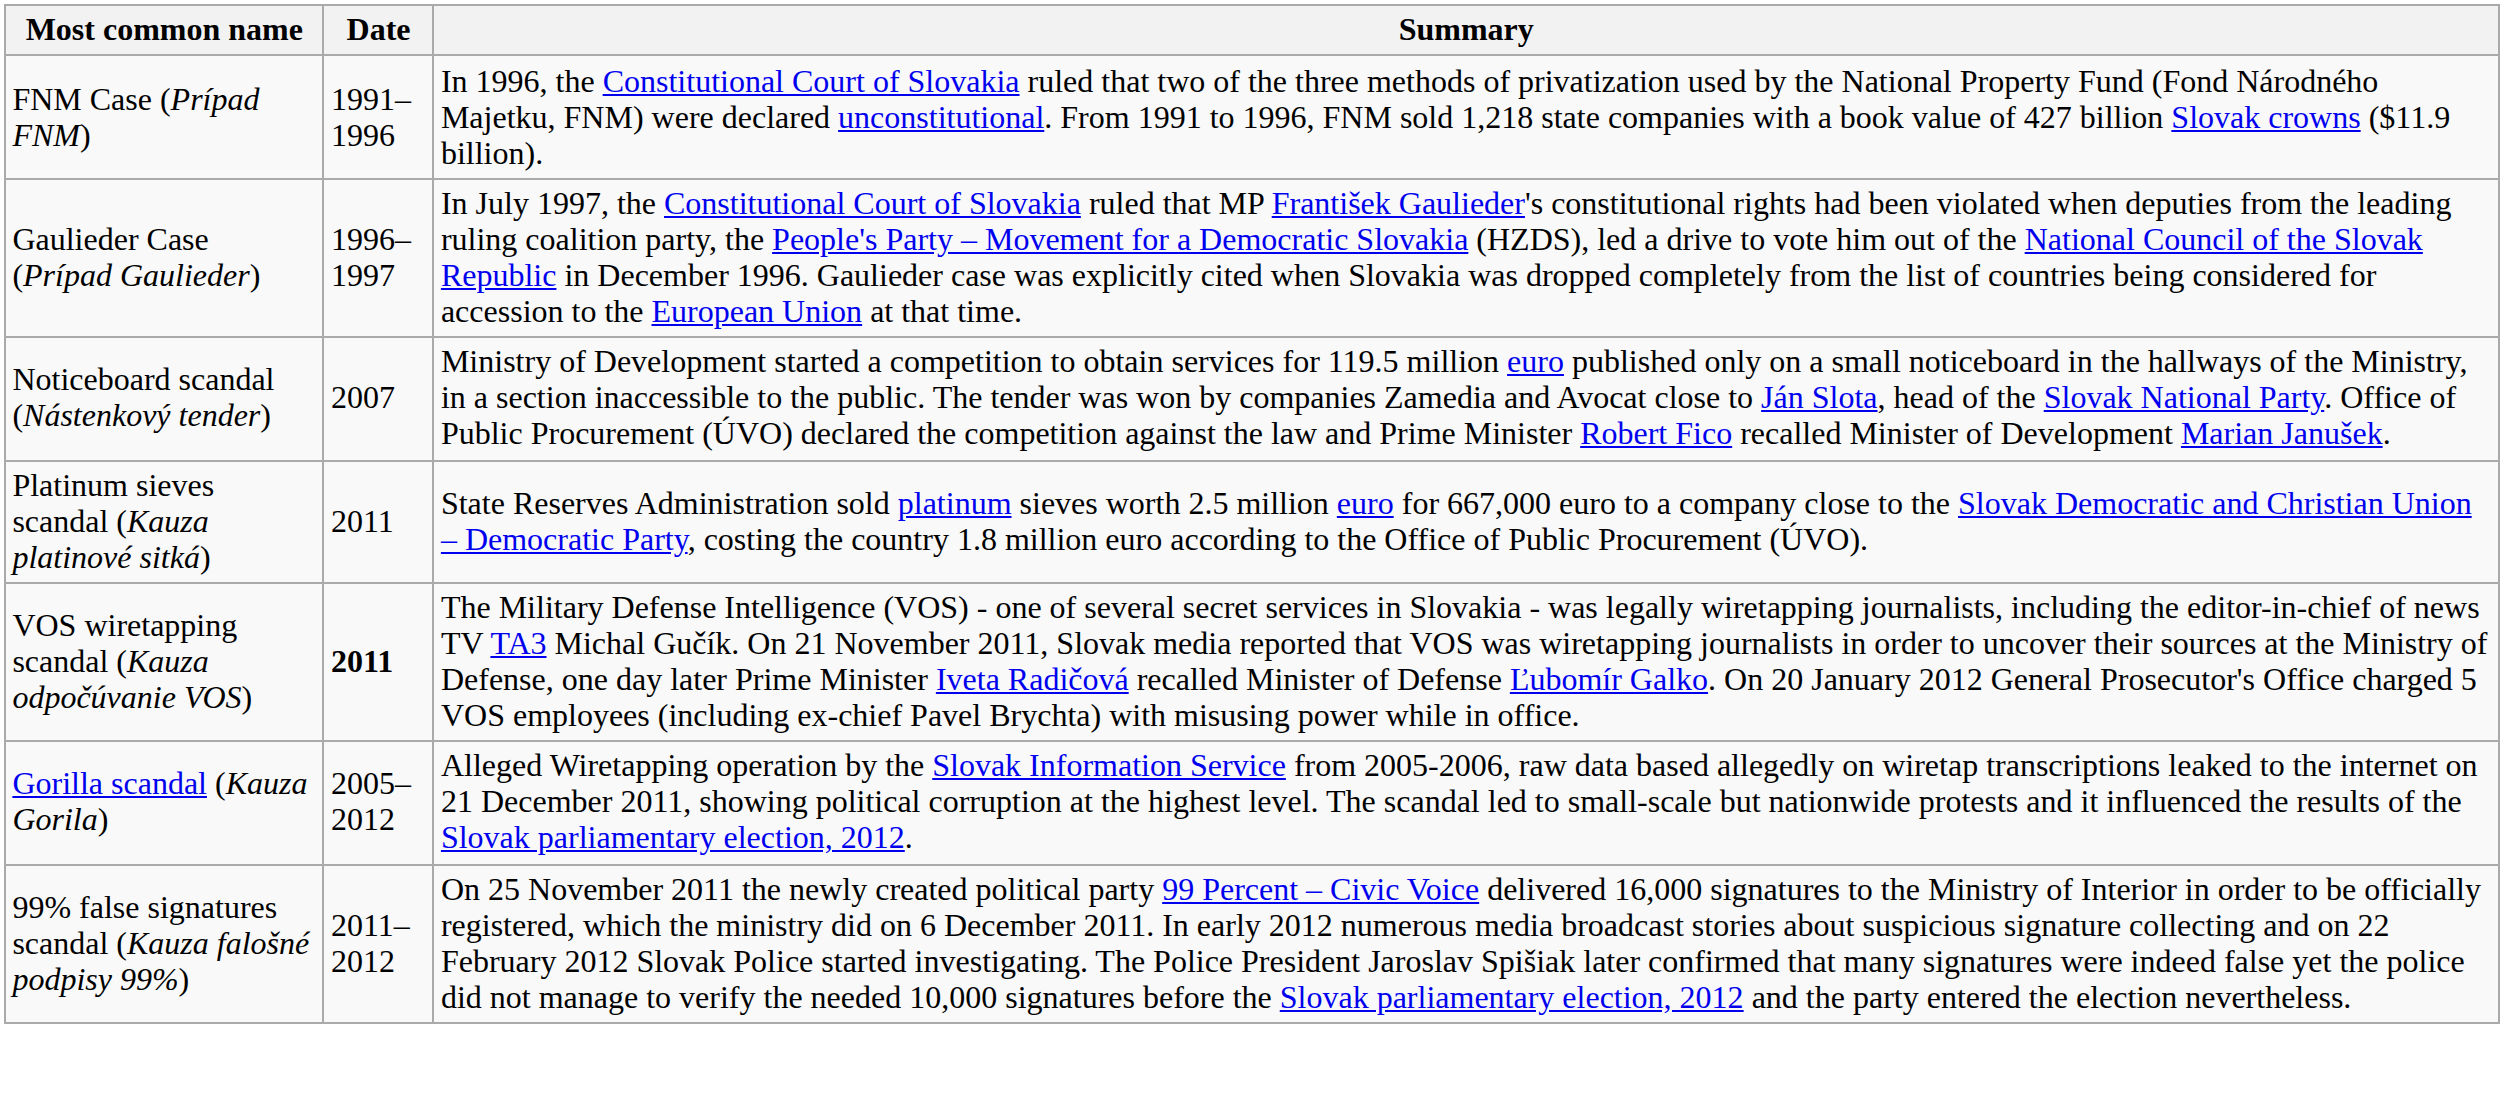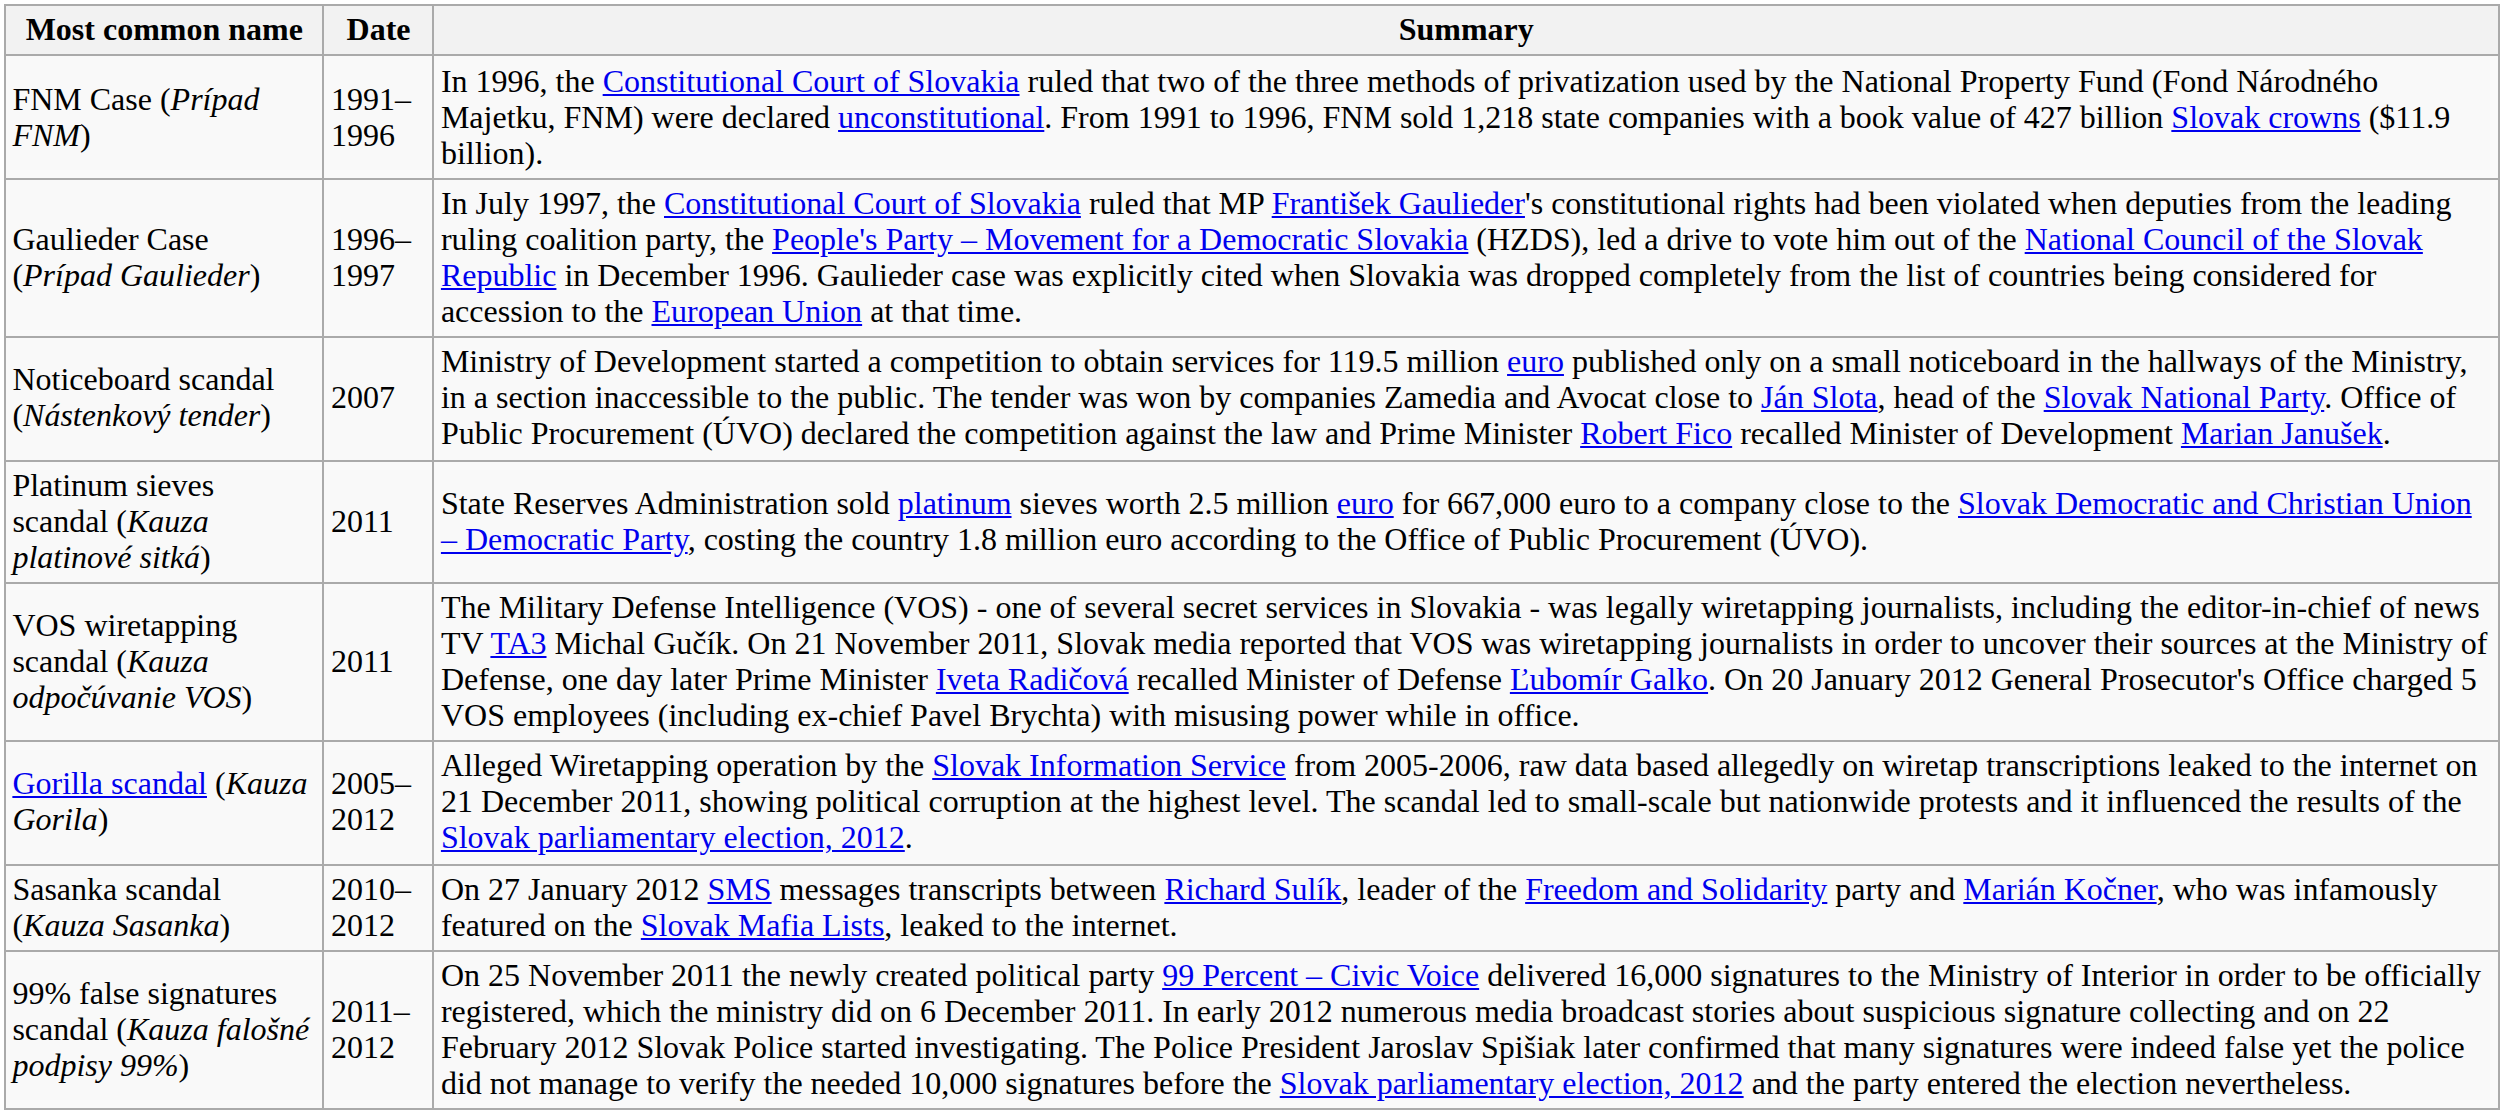(362, 661) bold -> (362, 661) normal
+ row: (121, 907)
